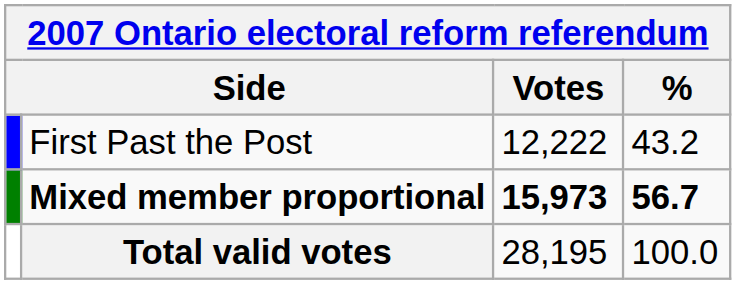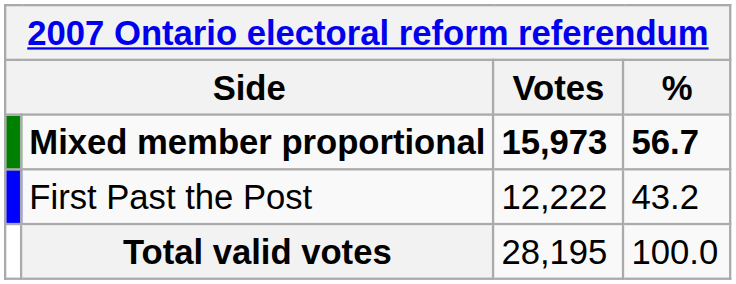rows swapped: (171, 142) <-> (257, 197)
